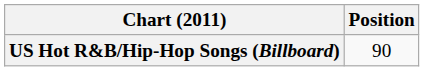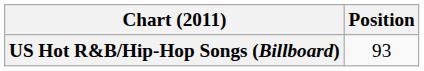(382, 50) 90 -> (382, 50) 93
